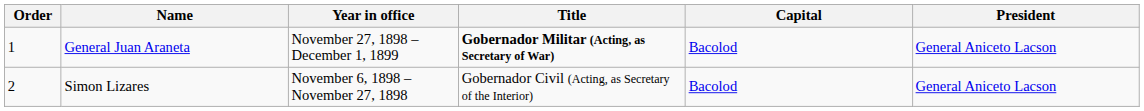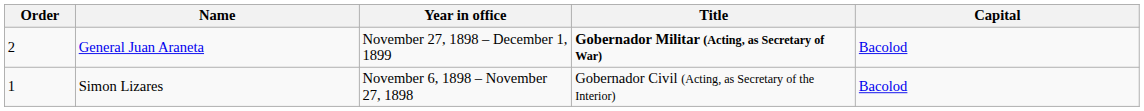- column: (1026, 16)
(11, 47) 1 -> (11, 47) 2
(11, 86) 2 -> (11, 86) 1
